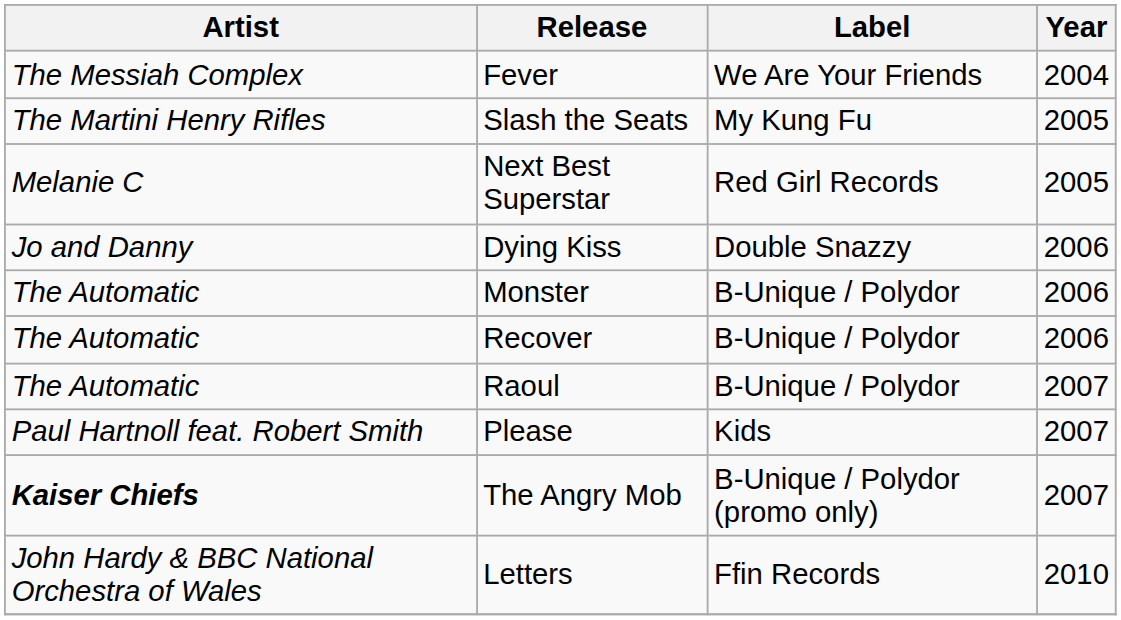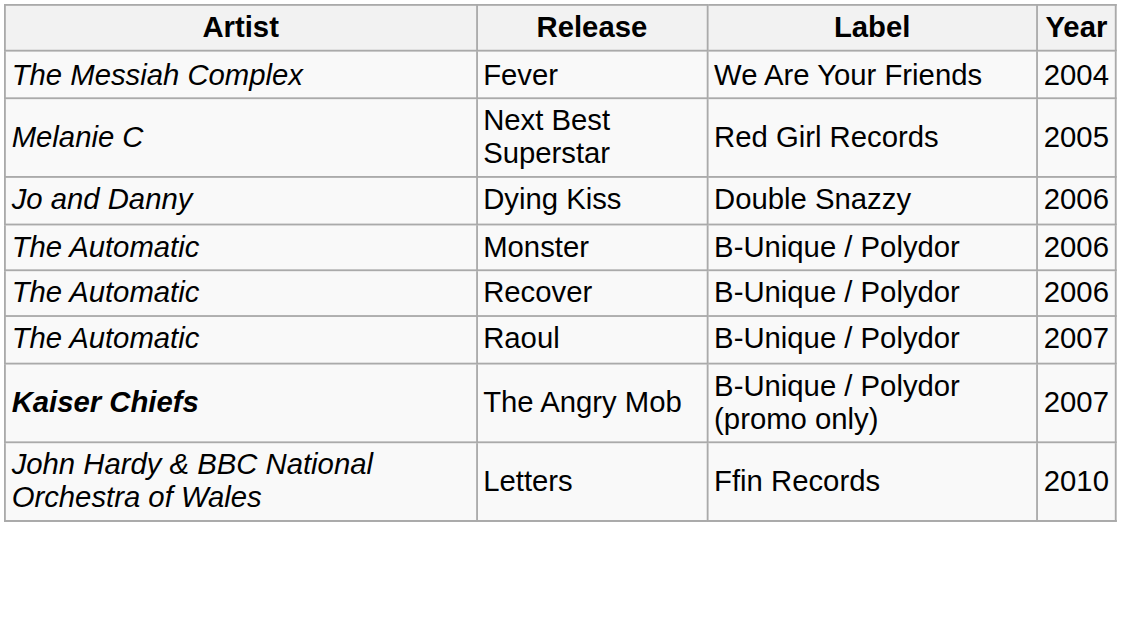- row: (586, 120)
- row: (528, 432)
